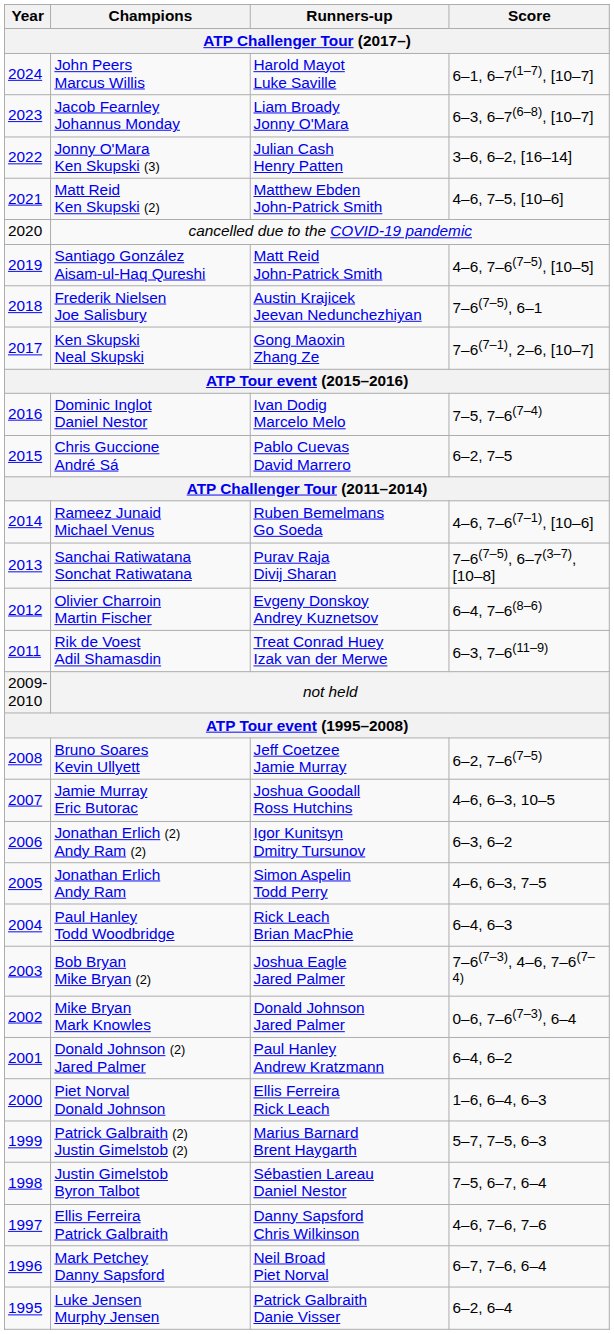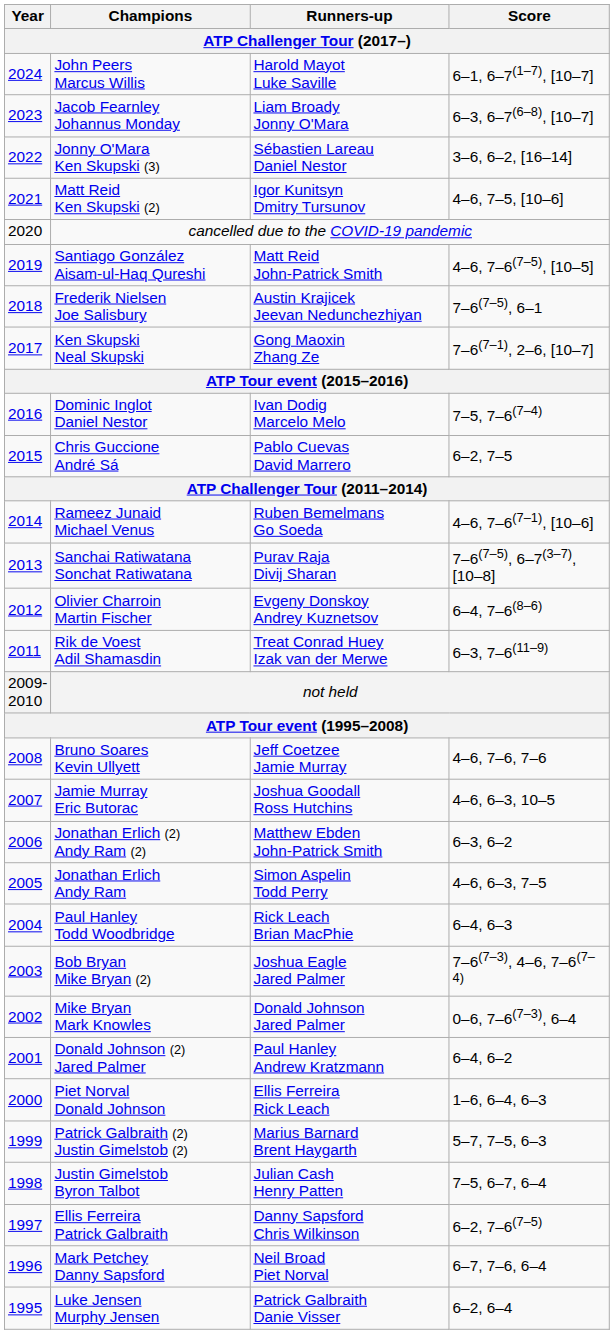(298, 157) Julian Cash Henry Patten -> (314, 157) Sébastien Lareau Daniel Nestor
(318, 198) Matthew Ebden John-Patrick Smith -> (309, 198) Igor Kunitsyn Dmitry Tursunov
(497, 758) 6–2, 7–6(7–5) -> (500, 758) 4–6, 7–6, 7–6
(309, 841) Igor Kunitsyn Dmitry Tursunov -> (318, 841) Matthew Ebden John-Patrick Smith
(314, 1183) Sébastien Lareau Daniel Nestor -> (298, 1183) Julian Cash Henry Patten
(500, 1224) 4–6, 7–6, 7–6 -> (497, 1224) 6–2, 7–6(7–5)
